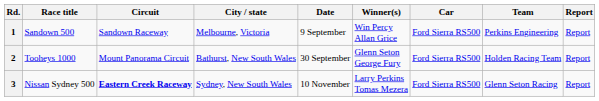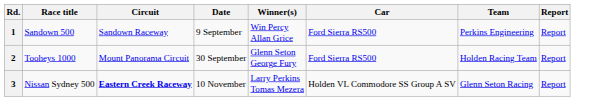- column: (246, 12)
(446, 84) Ford Sierra RS500 -> (382, 84) Holden VL Commodore SS Group A SV
